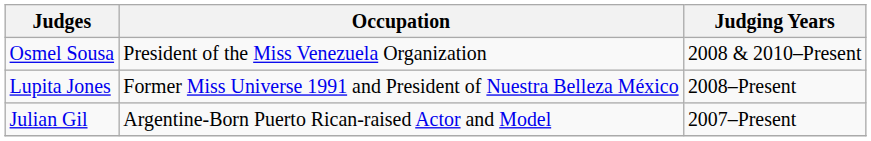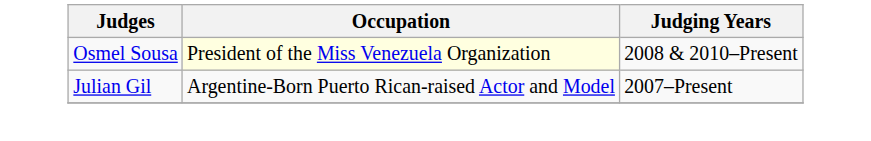(305, 53) no background -> (369, 53) lightyellow background
- row: (60, 86)
